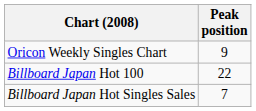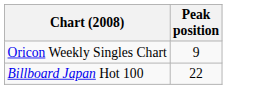- row: (101, 95)
